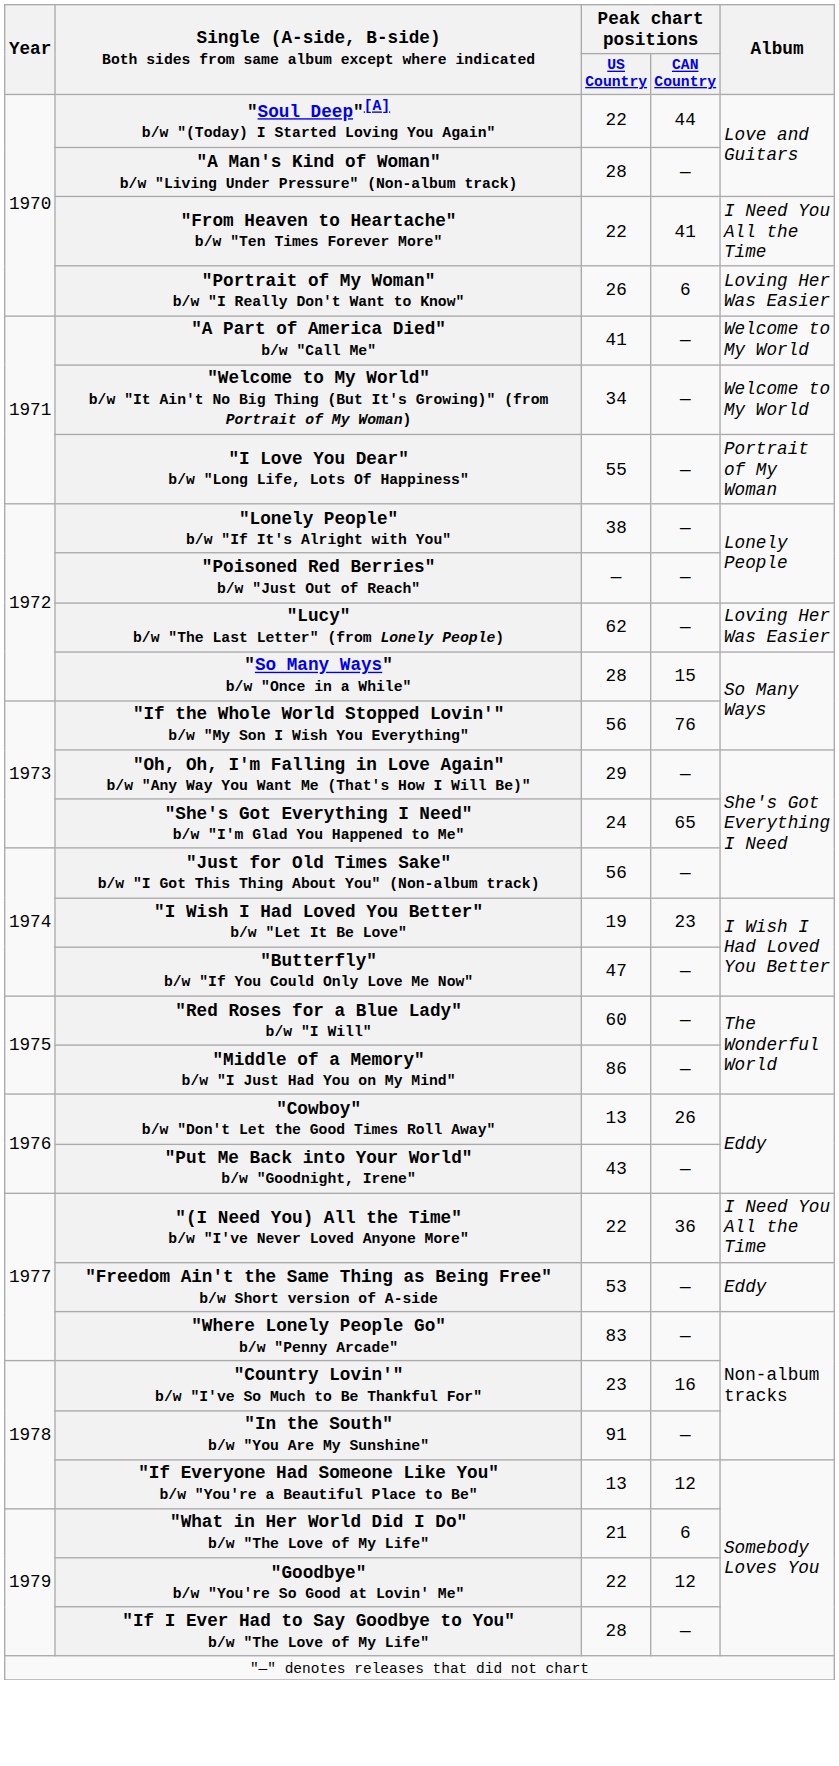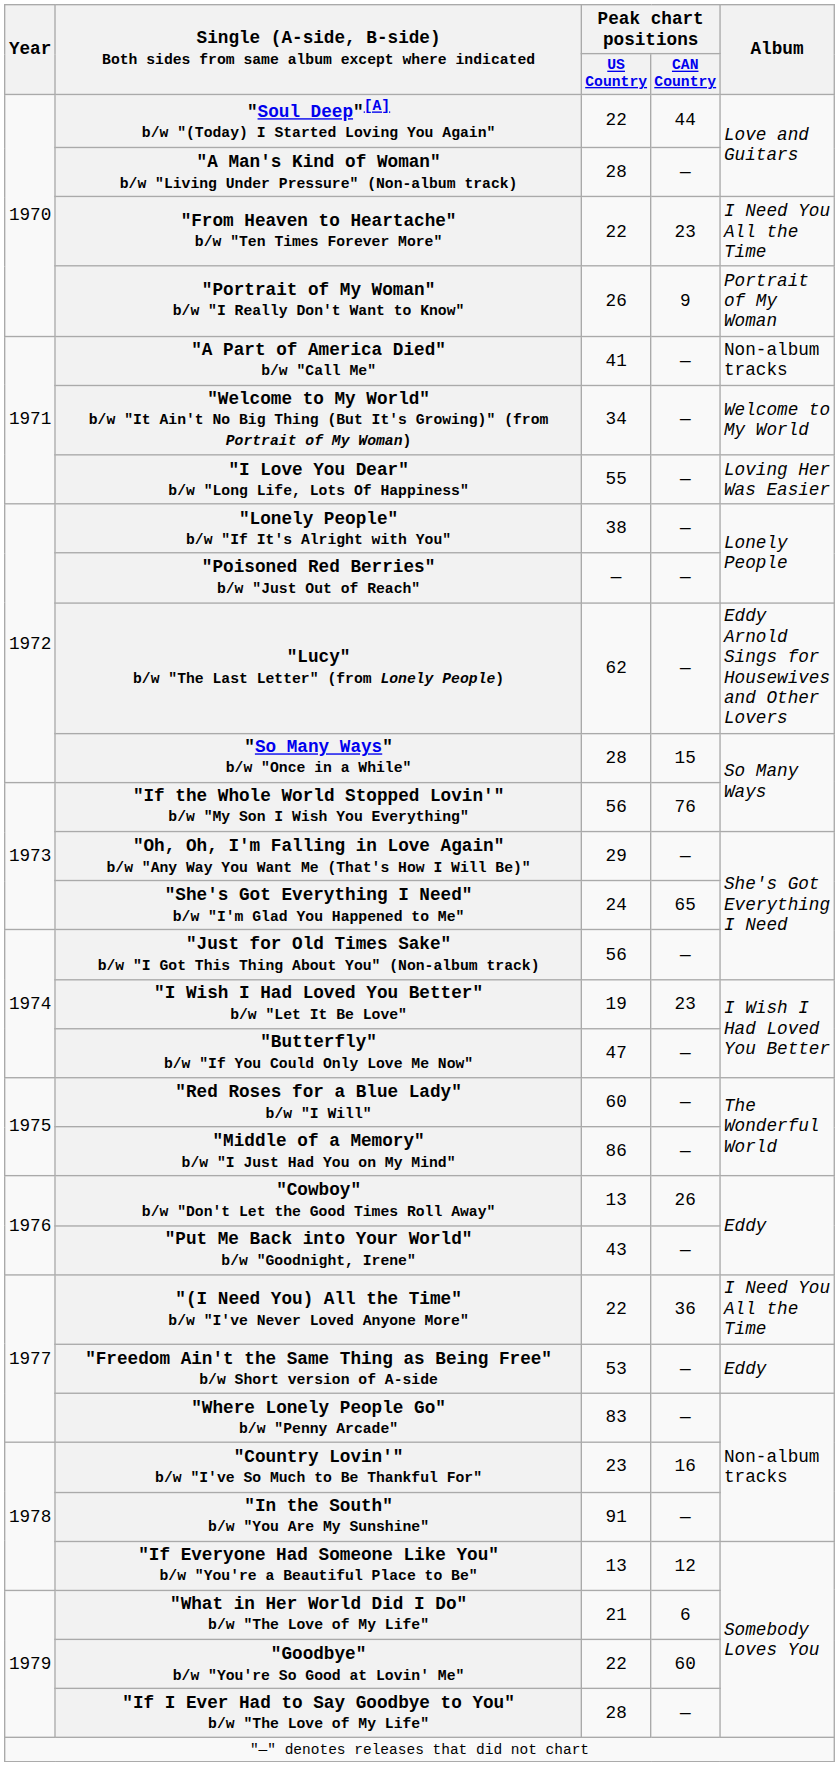(685, 232) 41 -> (685, 232) 23
(685, 291) 6 -> (685, 301) 9
(777, 291) Loving Her Was Easier -> (766, 301) Portrait of My Woman
(777, 340) Welcome to My World -> (772, 361) Non-album tracks
(766, 469) Portrait of My Woman -> (777, 479) Loving Her Was Easier
(777, 627) Loving Her Was Easier -> (777, 668) Eddy Arnold Sings for Housewives and Other Lovers
(685, 1583) 12 -> (685, 1664) 60
